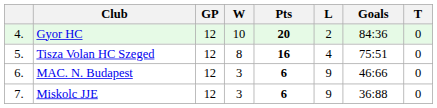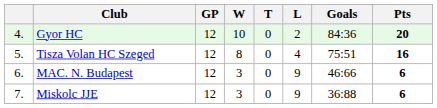columns swapped: (418, 14) <-> (284, 14)
